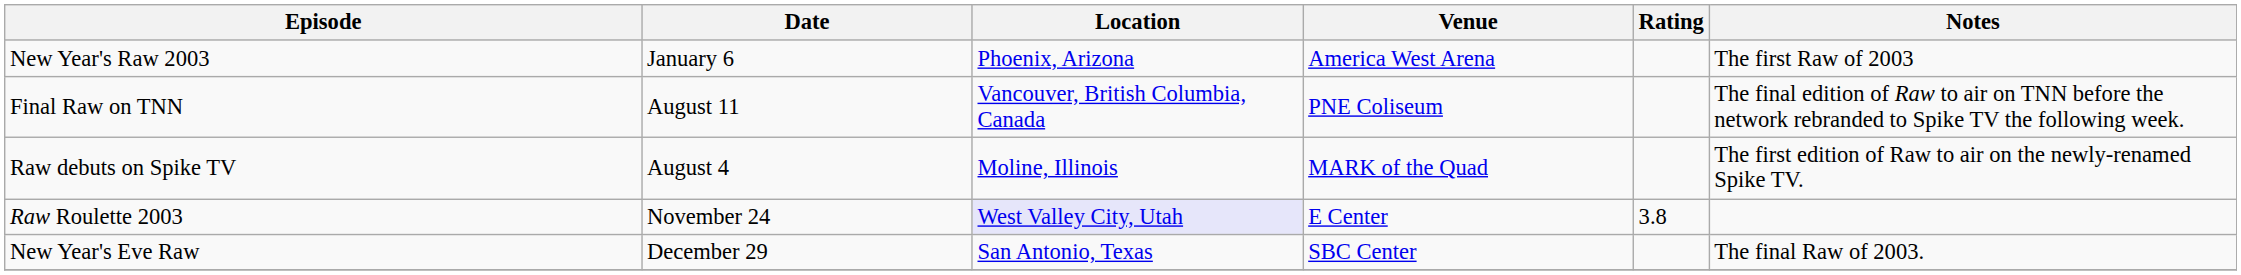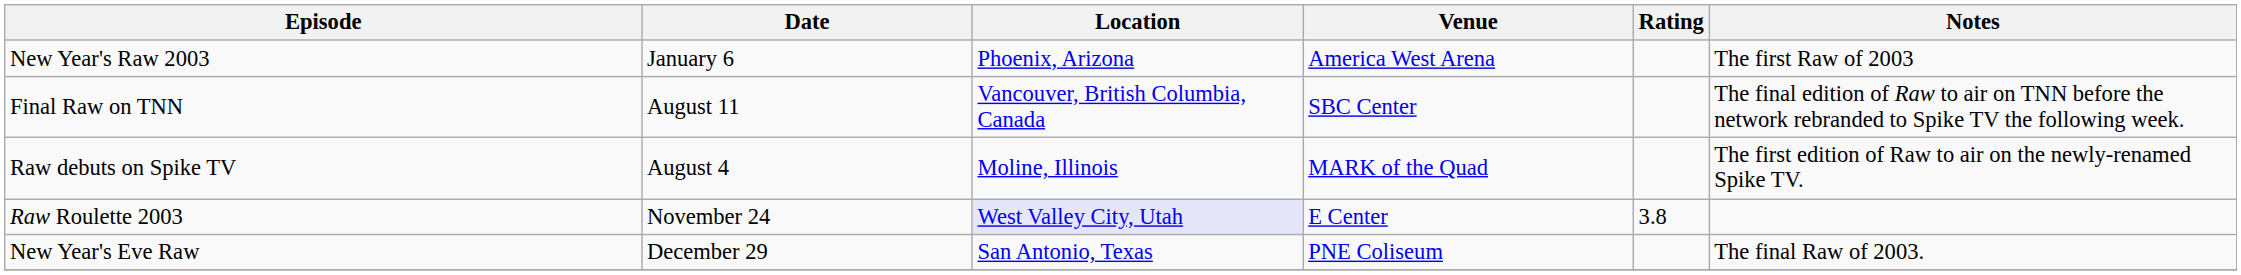(1376, 106) PNE Coliseum -> (1362, 106) SBC Center
(1362, 252) SBC Center -> (1376, 252) PNE Coliseum
